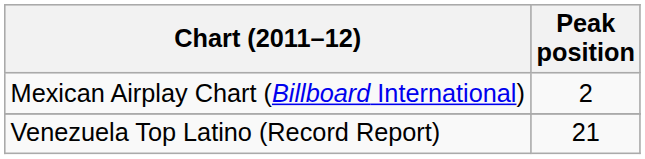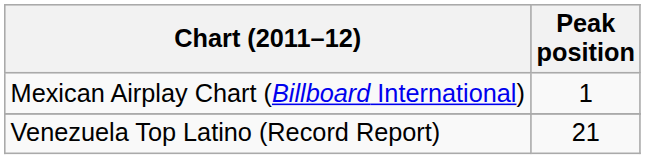(586, 93) 2 -> (586, 93) 1
